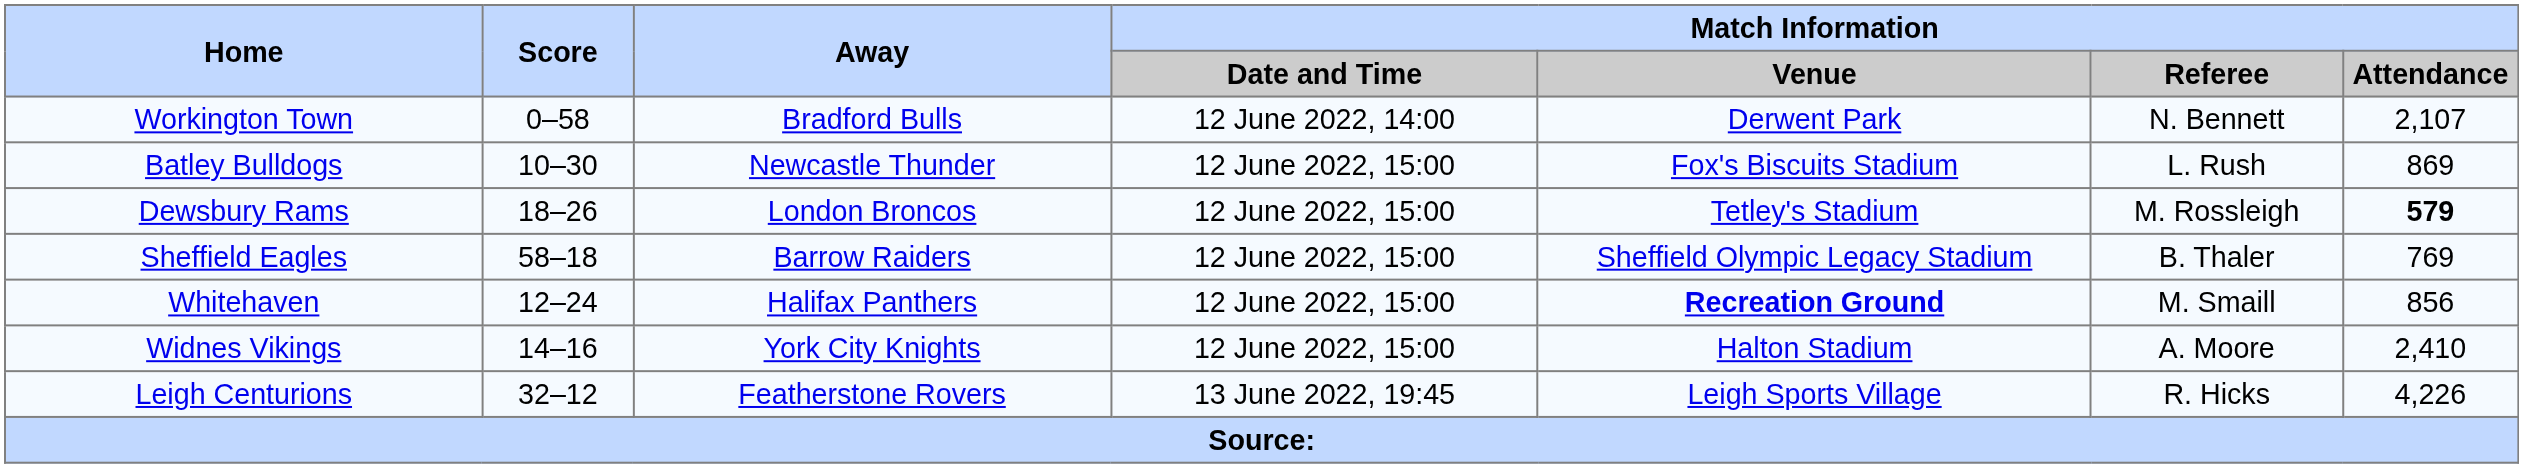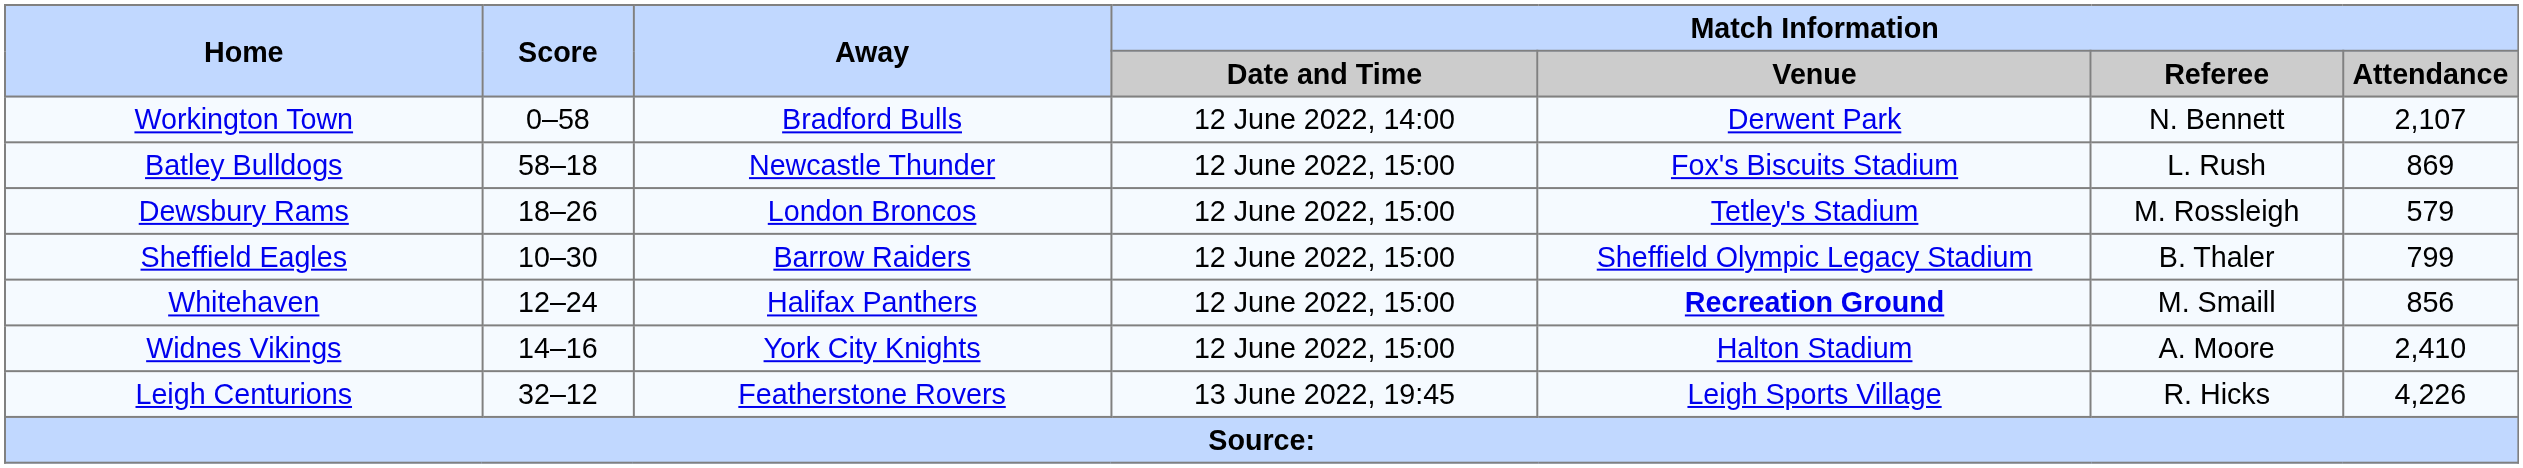(558, 165) 10–30 -> (558, 165) 58–18
(2430, 211) bold -> (2430, 211) normal
(558, 257) 58–18 -> (558, 257) 10–30
(2430, 257) 769 -> (2430, 257) 799
